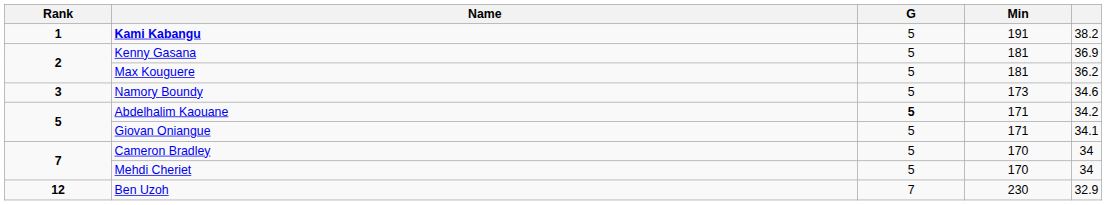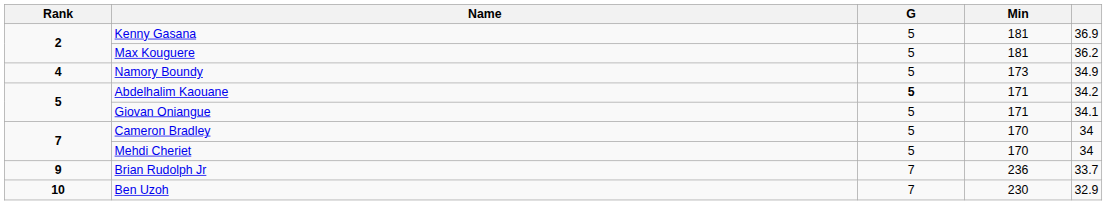- row: (158, 33)
(58, 92) 3 -> (58, 72) 4
(1086, 92) 34.6 -> (1086, 72) 34.9
+ row: (160, 170)
(58, 190) 12 -> (58, 190) 10
